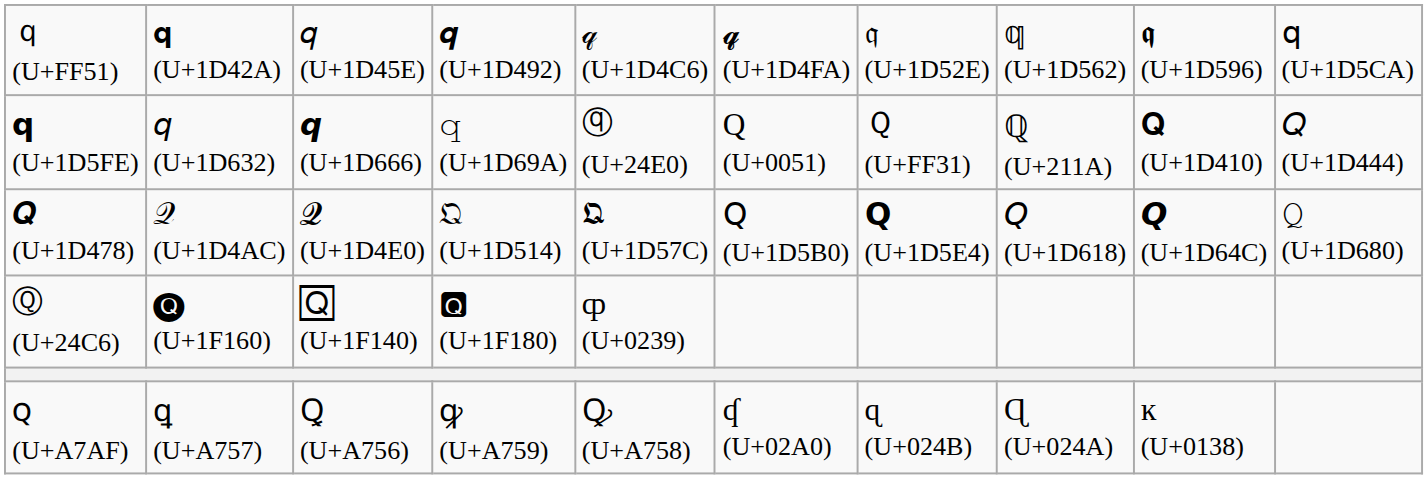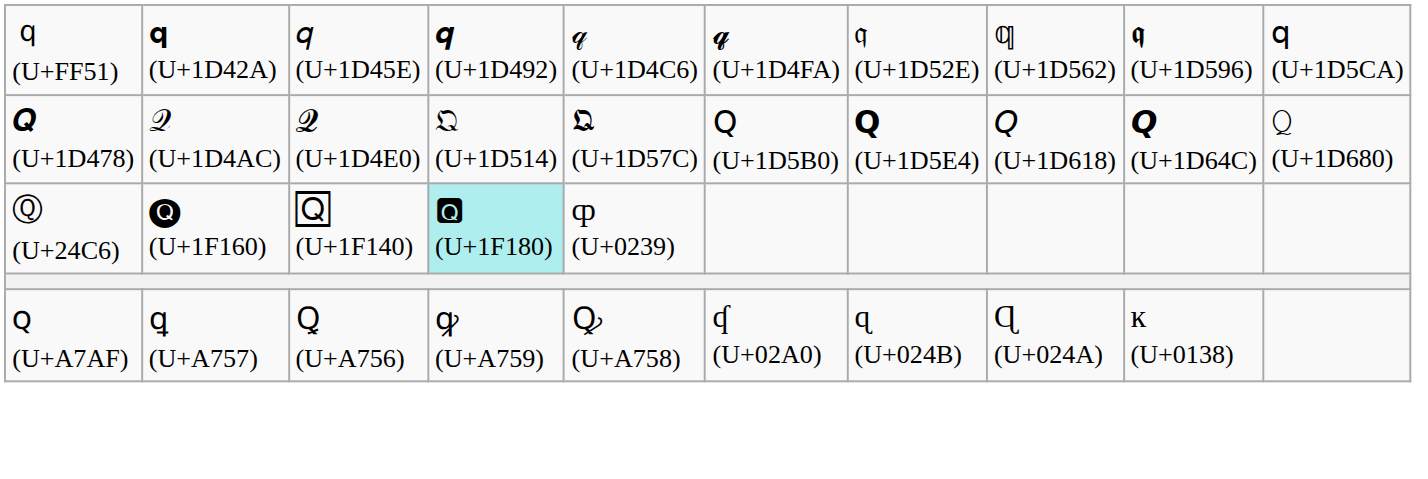- row: (75, 142)
(498, 320) no background -> (494, 227) paleturquoise background
